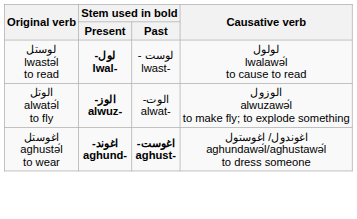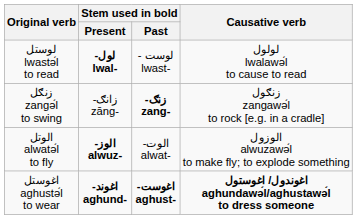+ row: (41, 105)
(266, 149) normal -> (266, 193) bold
